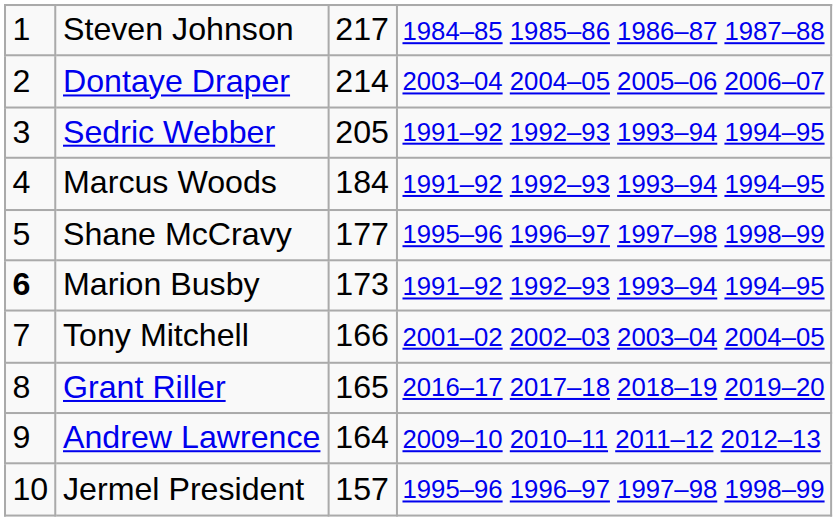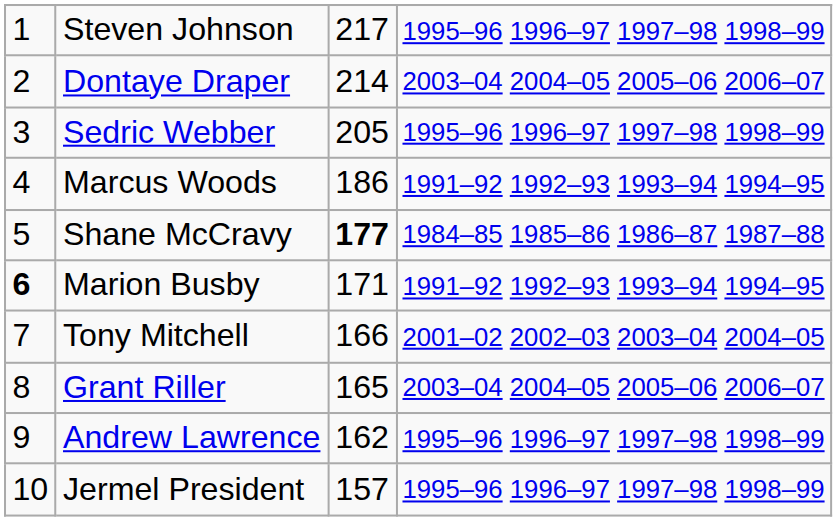(614, 31) 1984–85 1985–86 1986–87 1987–88 -> (614, 31) 1995–96 1996–97 1997–98 1998–99
(614, 133) 1991–92 1992–93 1993–94 1994–95 -> (614, 133) 1995–96 1996–97 1997–98 1998–99
(362, 183) 184 -> (362, 183) 186
(362, 234) normal -> (362, 234) bold
(614, 235) 1995–96 1996–97 1997–98 1998–99 -> (614, 235) 1984–85 1985–86 1986–87 1987–88
(362, 285) 173 -> (362, 285) 171
(614, 388) 2016–17 2017–18 2018–19 2019–20 -> (614, 388) 2003–04 2004–05 2005–06 2006–07
(362, 438) 164 -> (362, 438) 162
(612, 439) 2009–10 2010–11 2011–12 2012–13 -> (614, 439) 1995–96 1996–97 1997–98 1998–99
